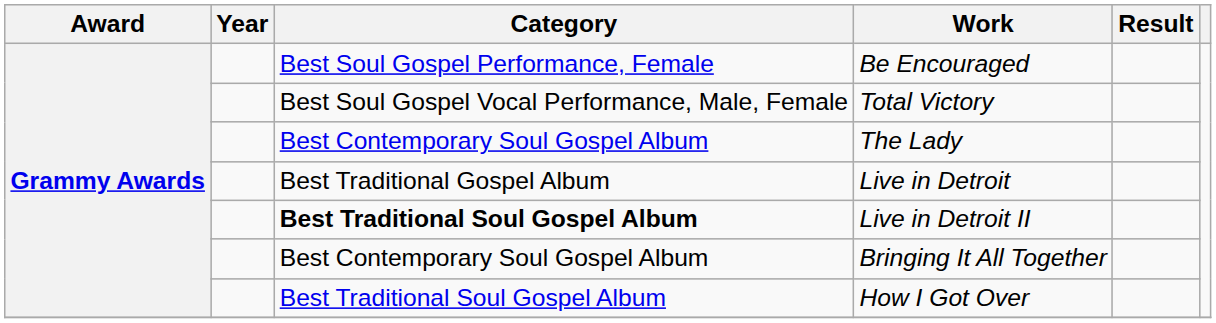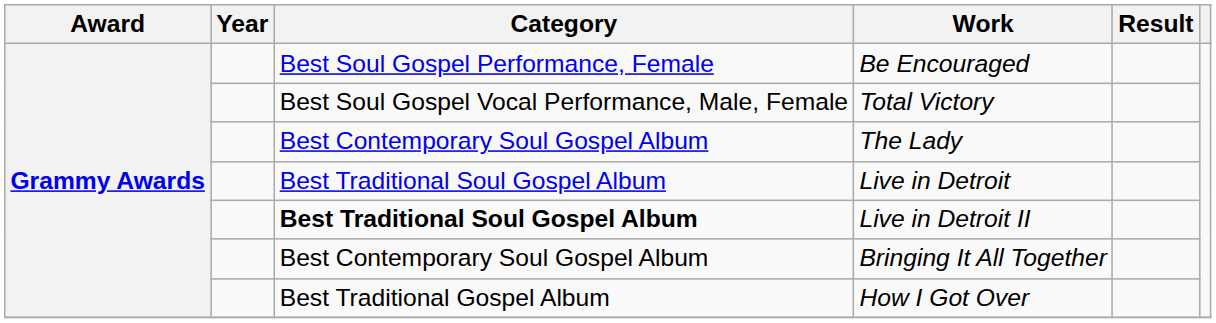(445, 180) Best Traditional Gospel Album -> (473, 180) Best Traditional Soul Gospel Album
(473, 297) Best Traditional Soul Gospel Album -> (445, 297) Best Traditional Gospel Album
